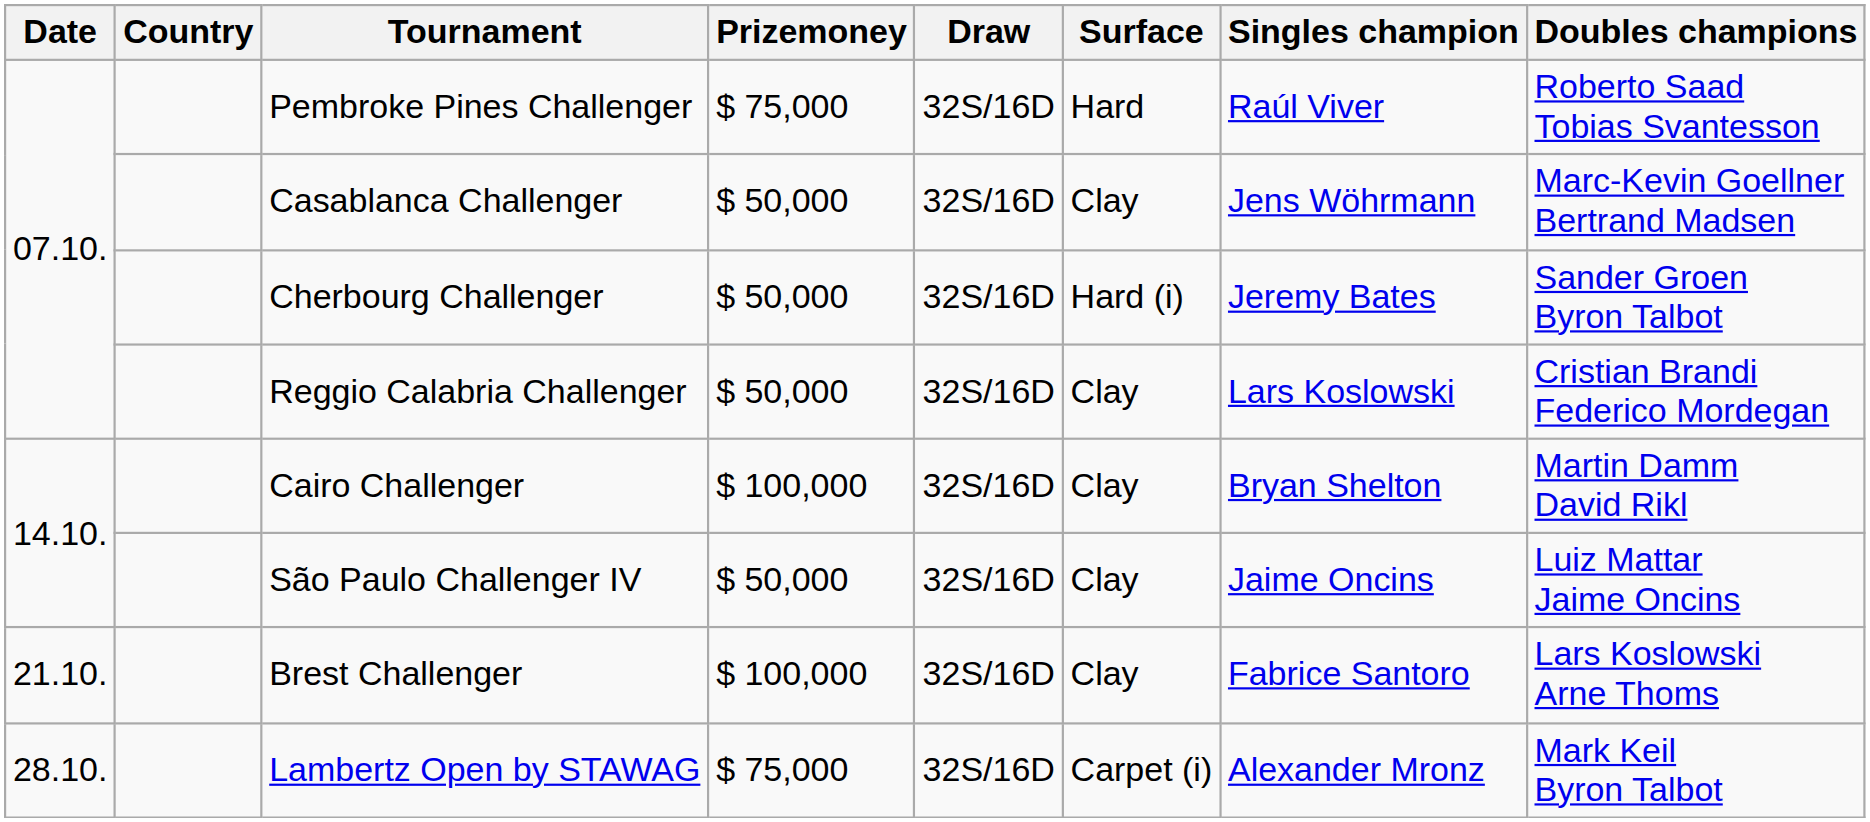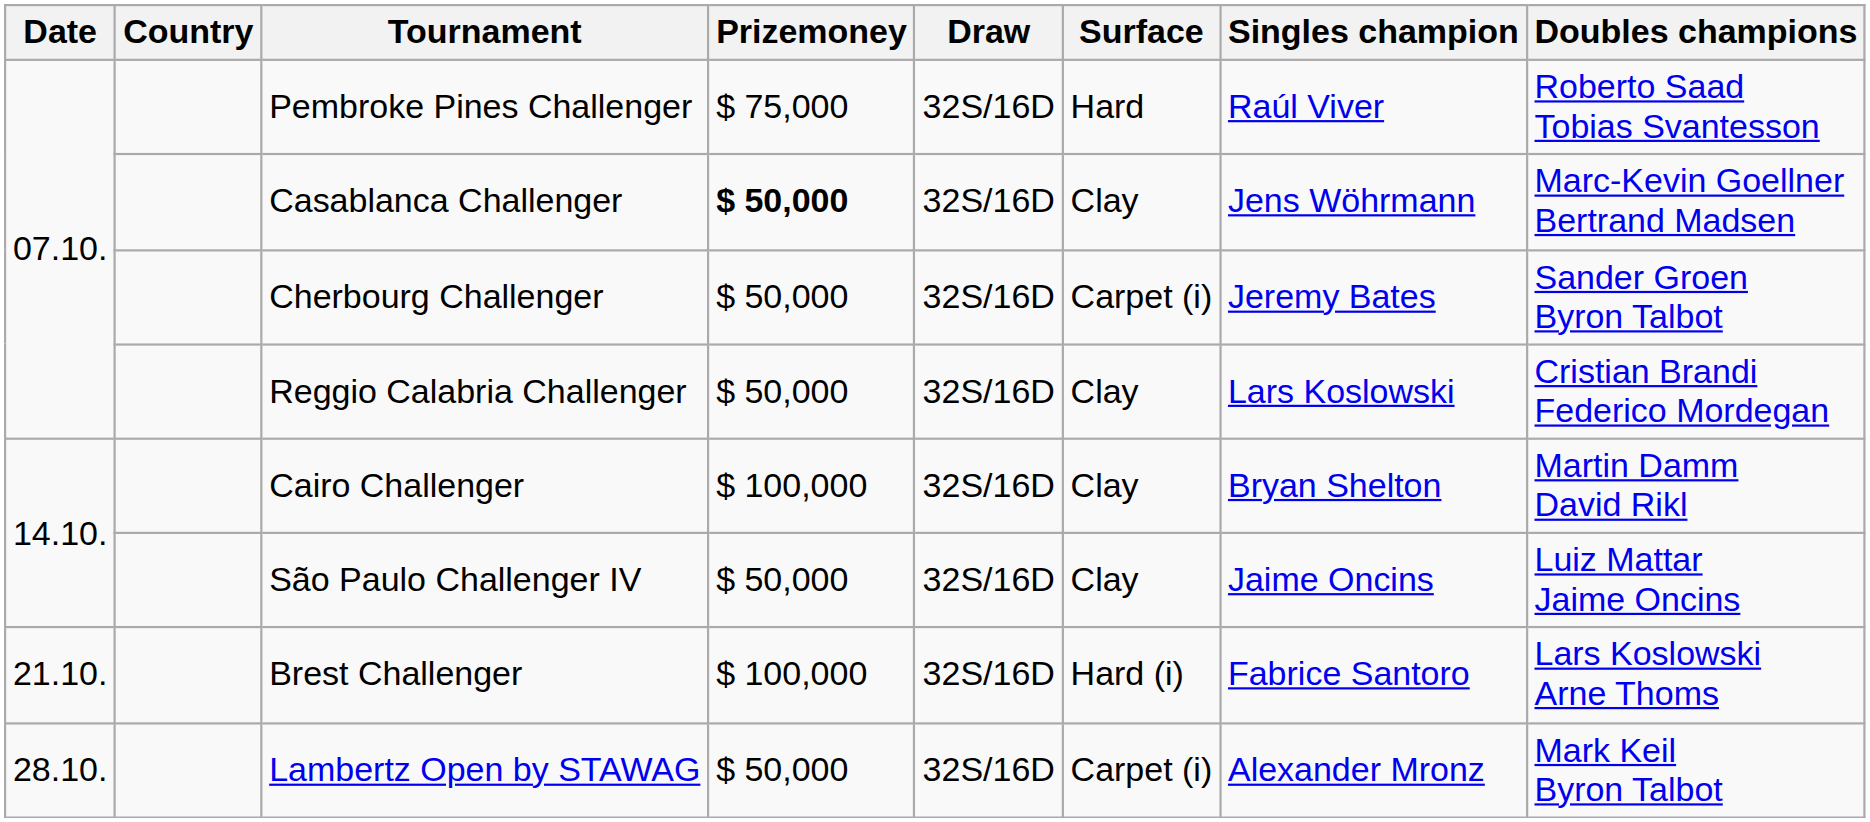(782, 201) normal -> (782, 201) bold
(1127, 295) Hard (i) -> (1141, 295) Carpet (i)
(1105, 673) Clay -> (1127, 673) Hard (i)
(782, 768) $ 75,000 -> (782, 768) $ 50,000
